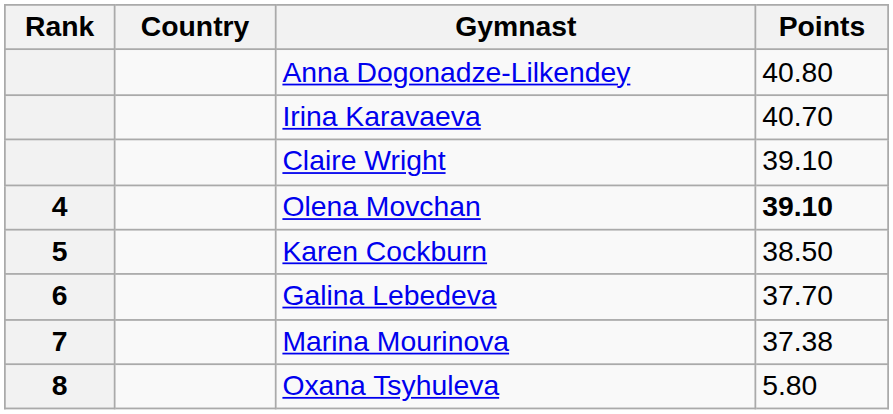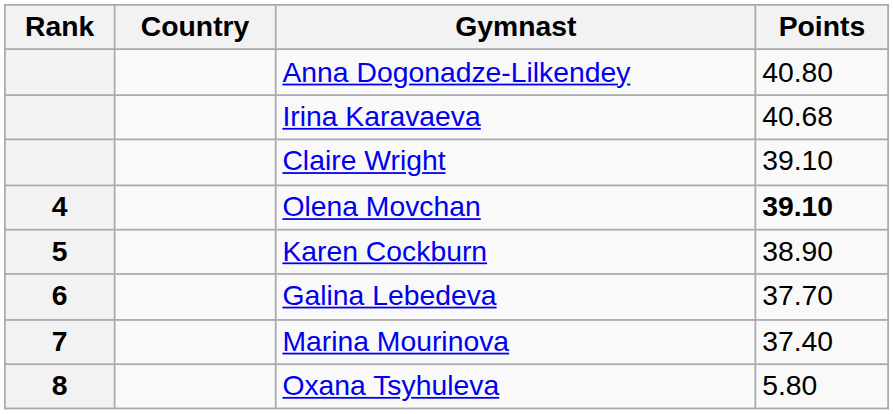(798, 116) 40.70 -> (798, 116) 40.68
(798, 251) 38.50 -> (798, 251) 38.90
(798, 341) 37.38 -> (798, 341) 37.40
